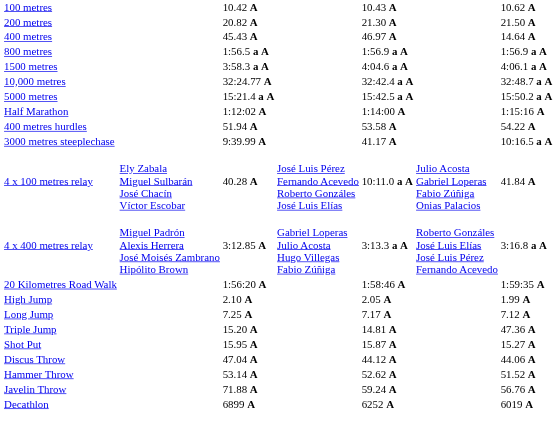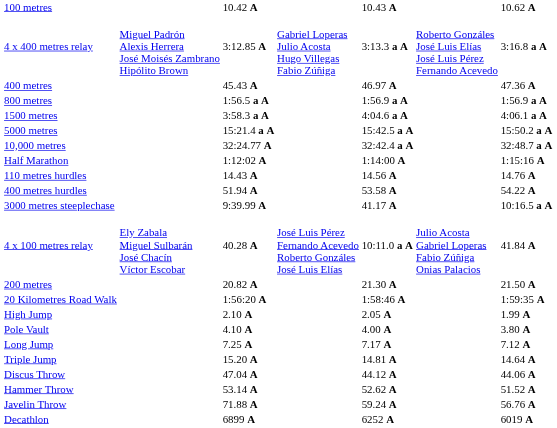rows swapped: (28, 22) <-> (48, 245)
(518, 37) 14.64 A -> (518, 86) 47.36 A
rows swapped: (31, 97) <-> (35, 82)
+ row: (45, 175)
+ row: (26, 329)
(518, 329) 47.36 A -> (518, 359) 14.64 A
- row: (23, 344)
